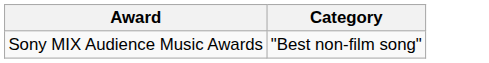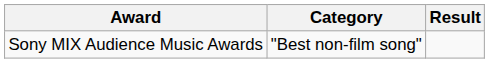+ column: (455, 17)
